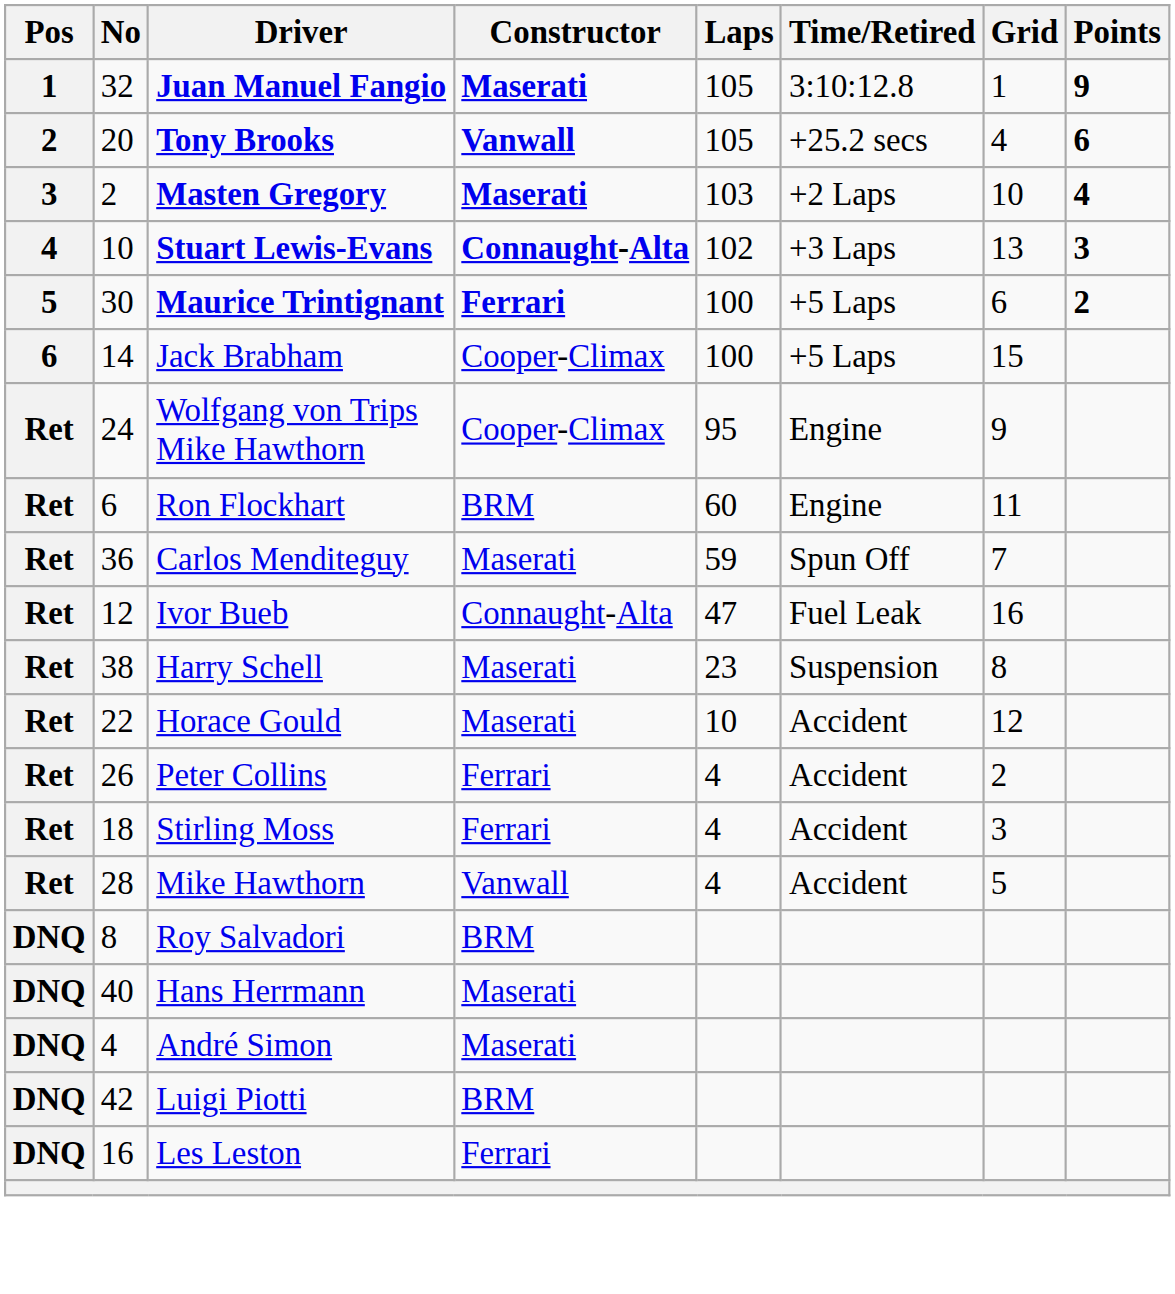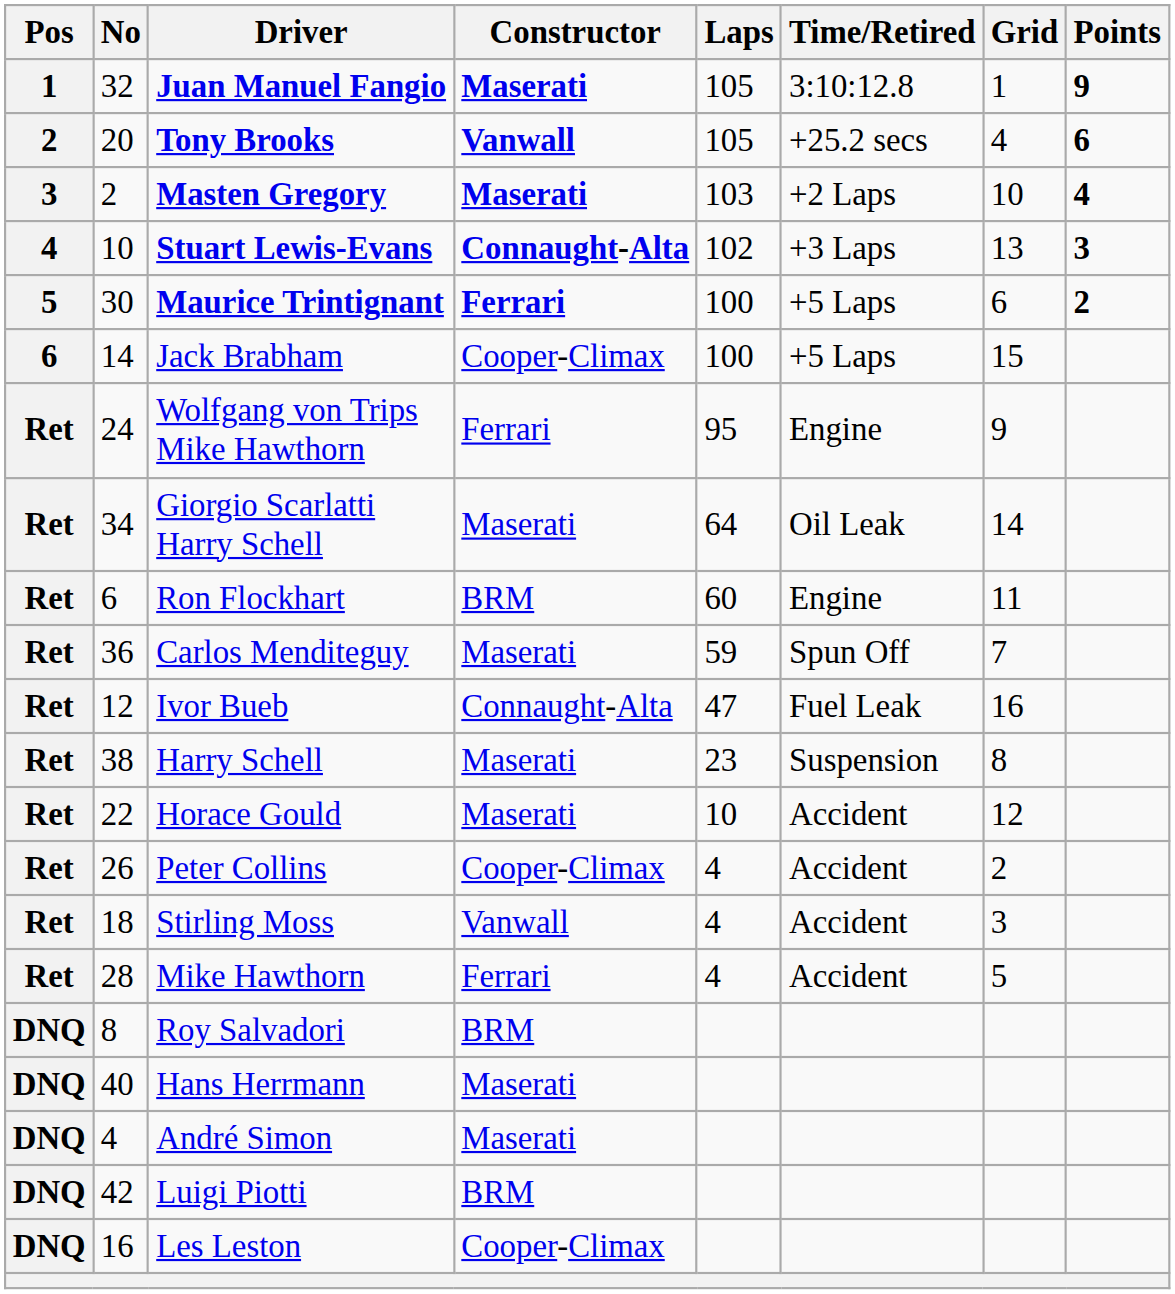(563, 430) Cooper-Climax -> (506, 430) Ferrari
+ row: (266, 523)
(506, 774) Ferrari -> (563, 867) Cooper-Climax
(506, 828) Ferrari -> (515, 921) Vanwall
(515, 882) Vanwall -> (506, 975) Ferrari
(506, 1153) Ferrari -> (563, 1246) Cooper-Climax
